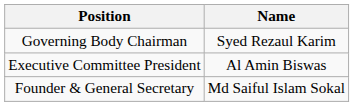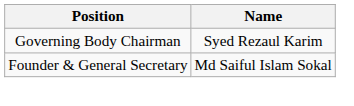- row: (104, 64)
